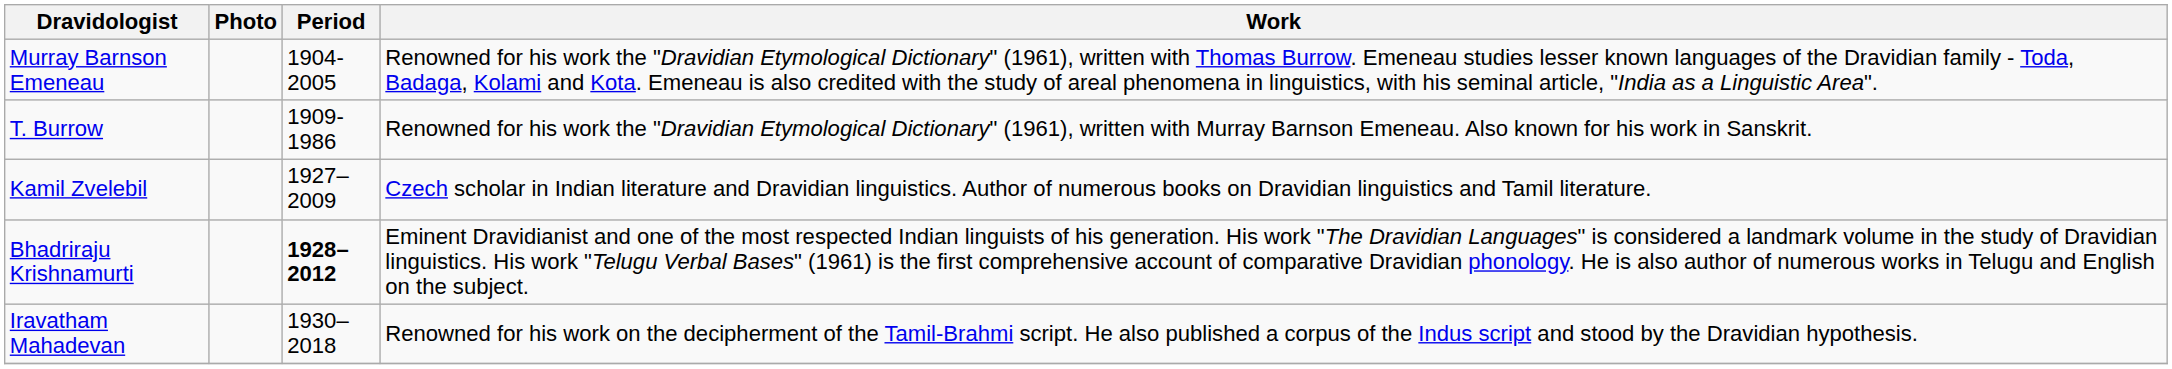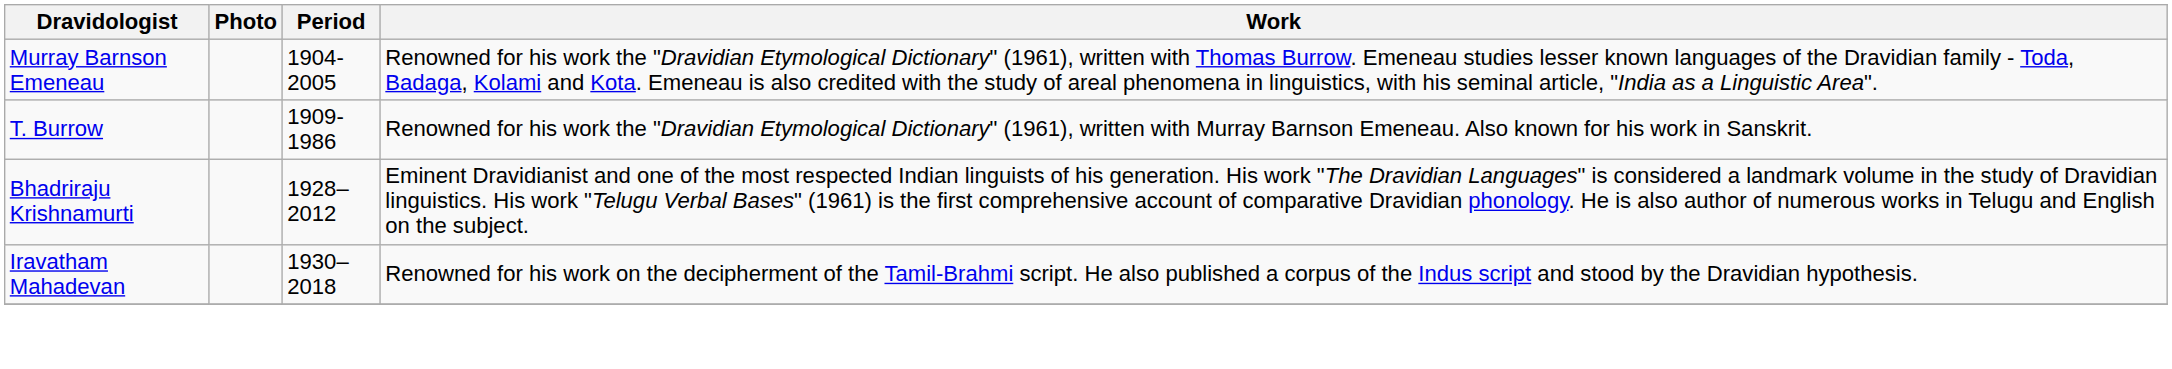- row: (78, 189)
(318, 261) bold -> (318, 201) normal
